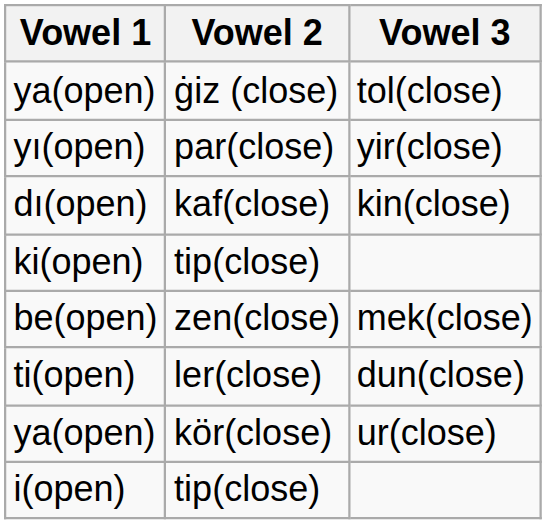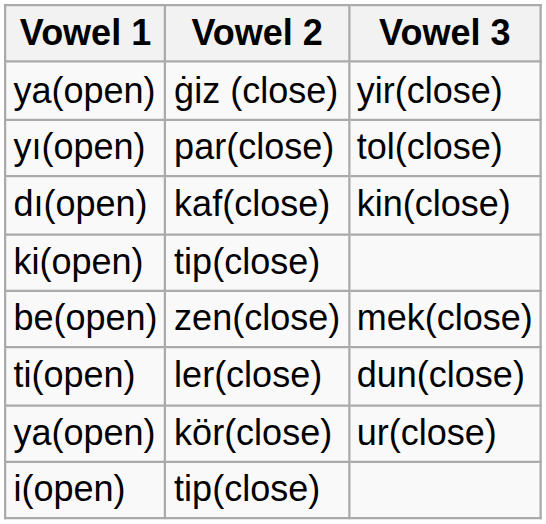(430, 90) tol(close) -> (430, 90) yir(close)
(430, 147) yir(close) -> (430, 147) tol(close)
